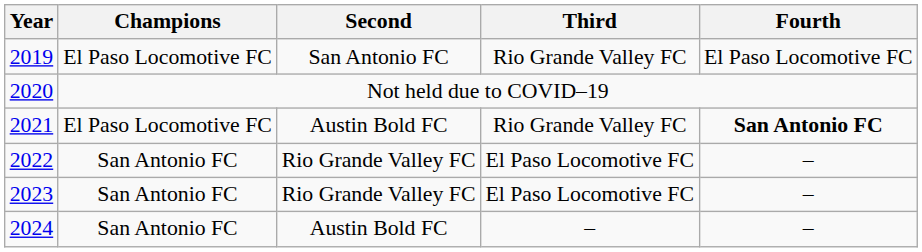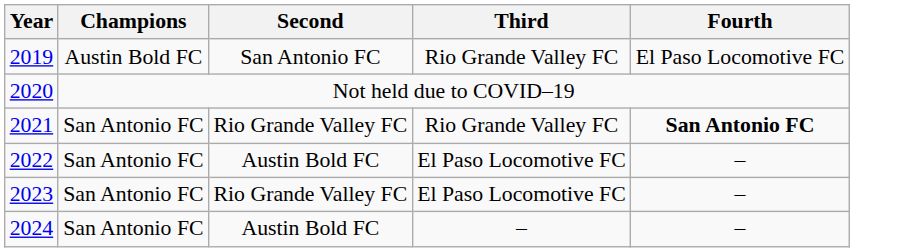(168, 56) El Paso Locomotive FC -> (133, 56) Austin Bold FC
(168, 125) El Paso Locomotive FC -> (133, 125) San Antonio FC
(379, 125) Austin Bold FC -> (310, 125) Rio Grande Valley FC
(379, 159) Rio Grande Valley FC -> (310, 159) Austin Bold FC
